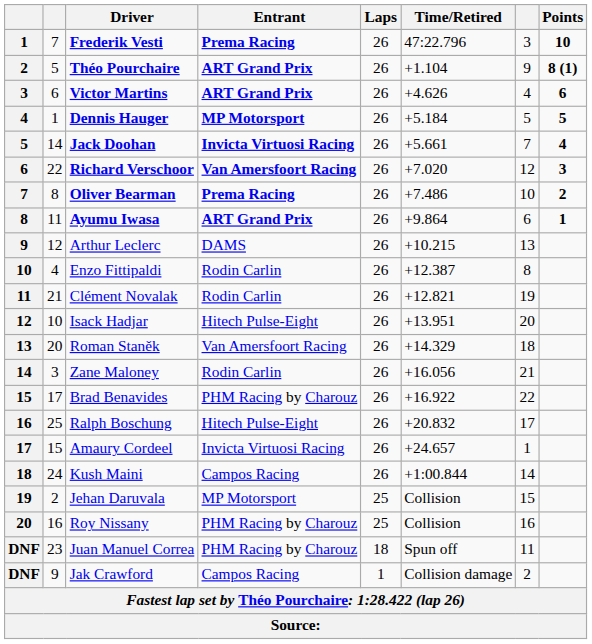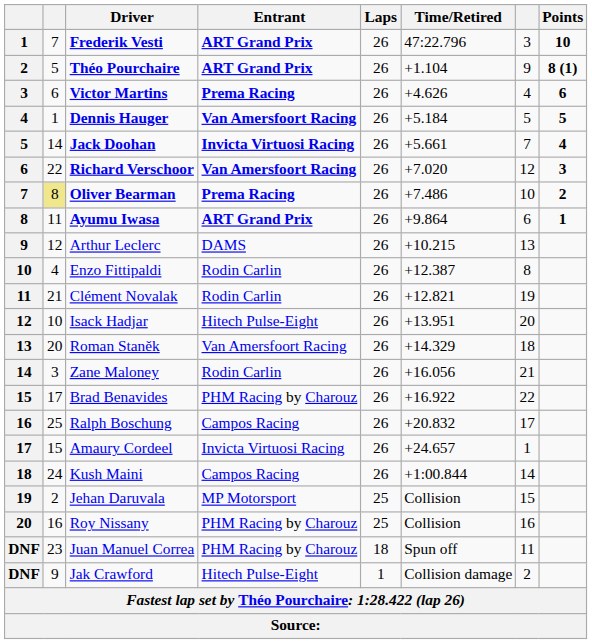(248, 42) Prema Racing -> (257, 42) ART Grand Prix
(257, 92) ART Grand Prix -> (248, 92) Prema Racing
(253, 118) MP Motorsport -> (279, 118) Van Amersfoort Racing
(55, 194) no background -> (55, 194) khaki background
(260, 422) Hitech Pulse-Eight -> (250, 422) Campos Racing
(250, 574) Campos Racing -> (260, 574) Hitech Pulse-Eight
